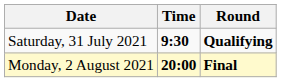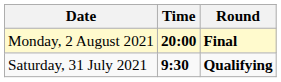rows swapped: (78, 40) <-> (81, 64)
